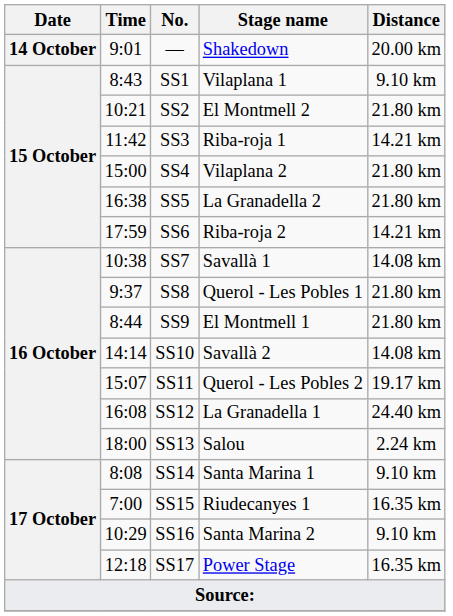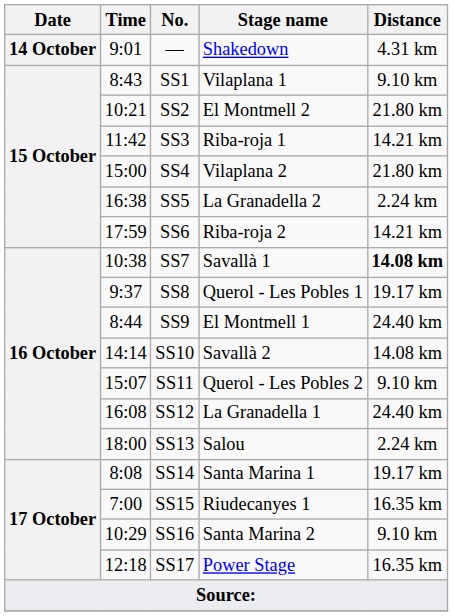(406, 49) 20.00 km -> (407, 49) 4.31 km
(406, 200) 21.80 km -> (407, 200) 2.24 km
(406, 261) normal -> (407, 261) bold
(406, 291) 21.80 km -> (407, 291) 19.17 km
(406, 322) 21.80 km -> (407, 322) 24.40 km
(406, 382) 19.17 km -> (407, 382) 9.10 km
(406, 473) 9.10 km -> (407, 473) 19.17 km
